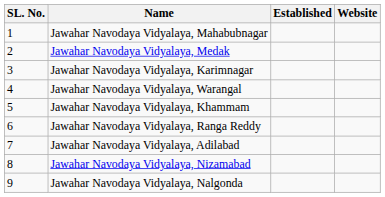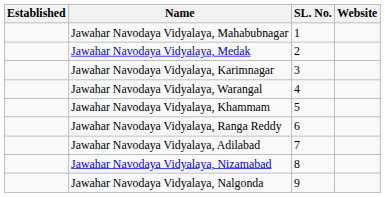columns swapped: (26, 13) <-> (302, 13)
